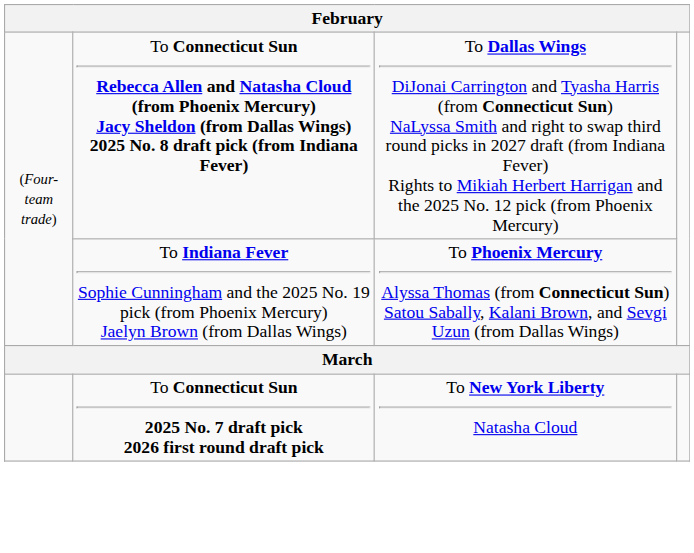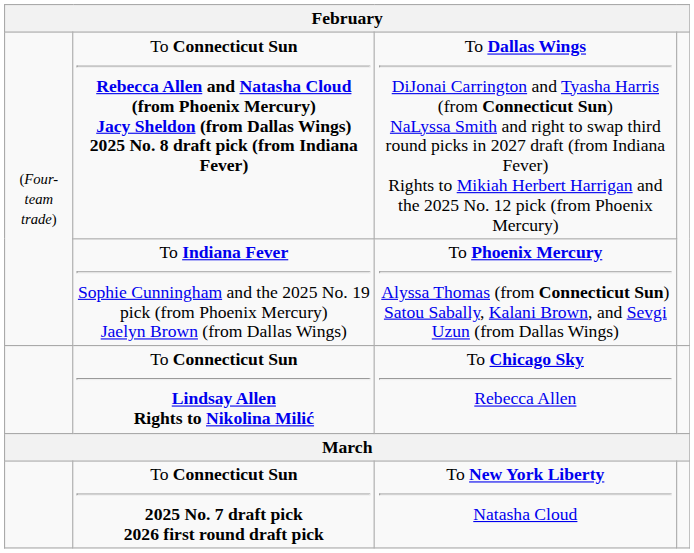+ row: (224, 389)
